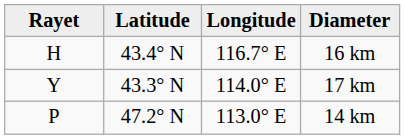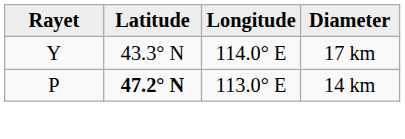- row: (350, 52)
(153, 117) normal -> (153, 85) bold
